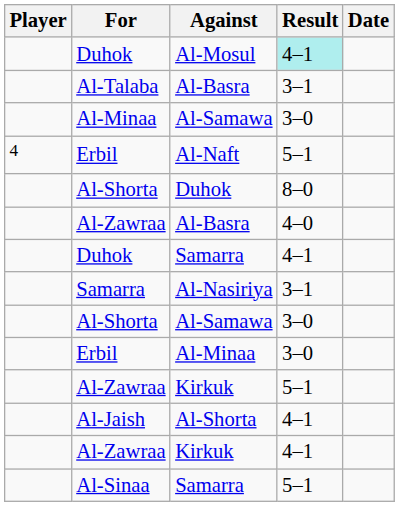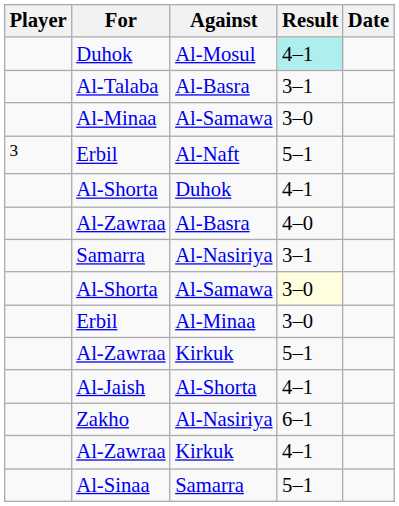(14, 150) 4 -> (14, 150) 3
(298, 190) 8–0 -> (298, 190) 4–1
- row: (104, 255)
(298, 321) no background -> (298, 288) lightyellow background
+ row: (103, 419)
